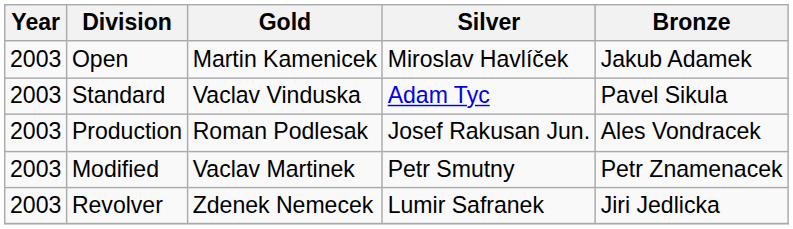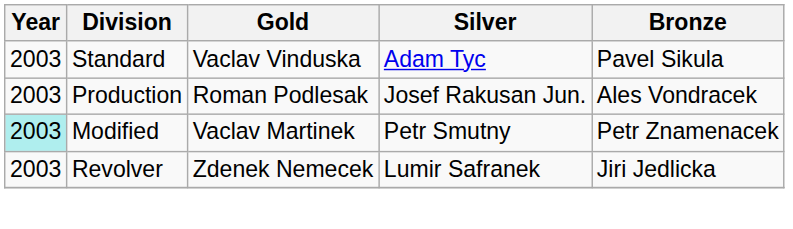- row: (100, 59)
(36, 168) no background -> (36, 132) paleturquoise background
